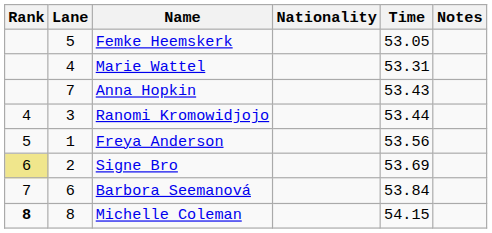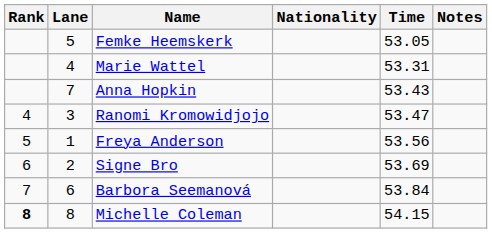(407, 116) 53.44 -> (407, 116) 53.47
(26, 166) khaki background -> (26, 166) no background
